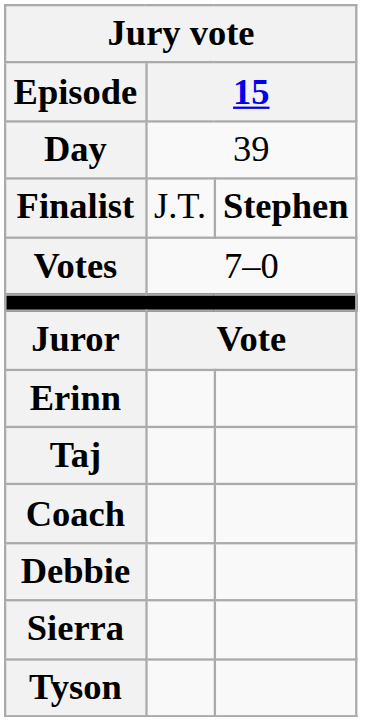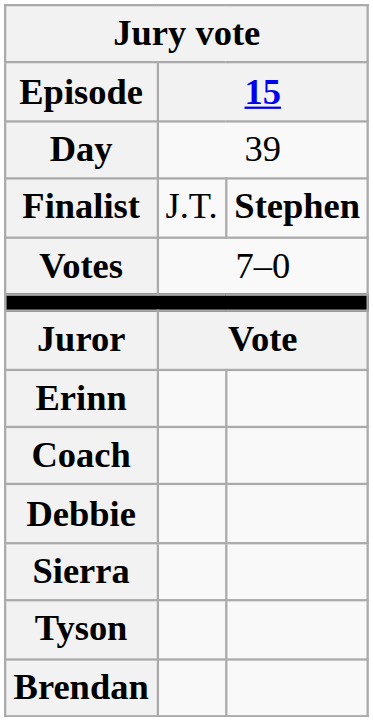- row: (75, 455)
+ row: (81, 686)
